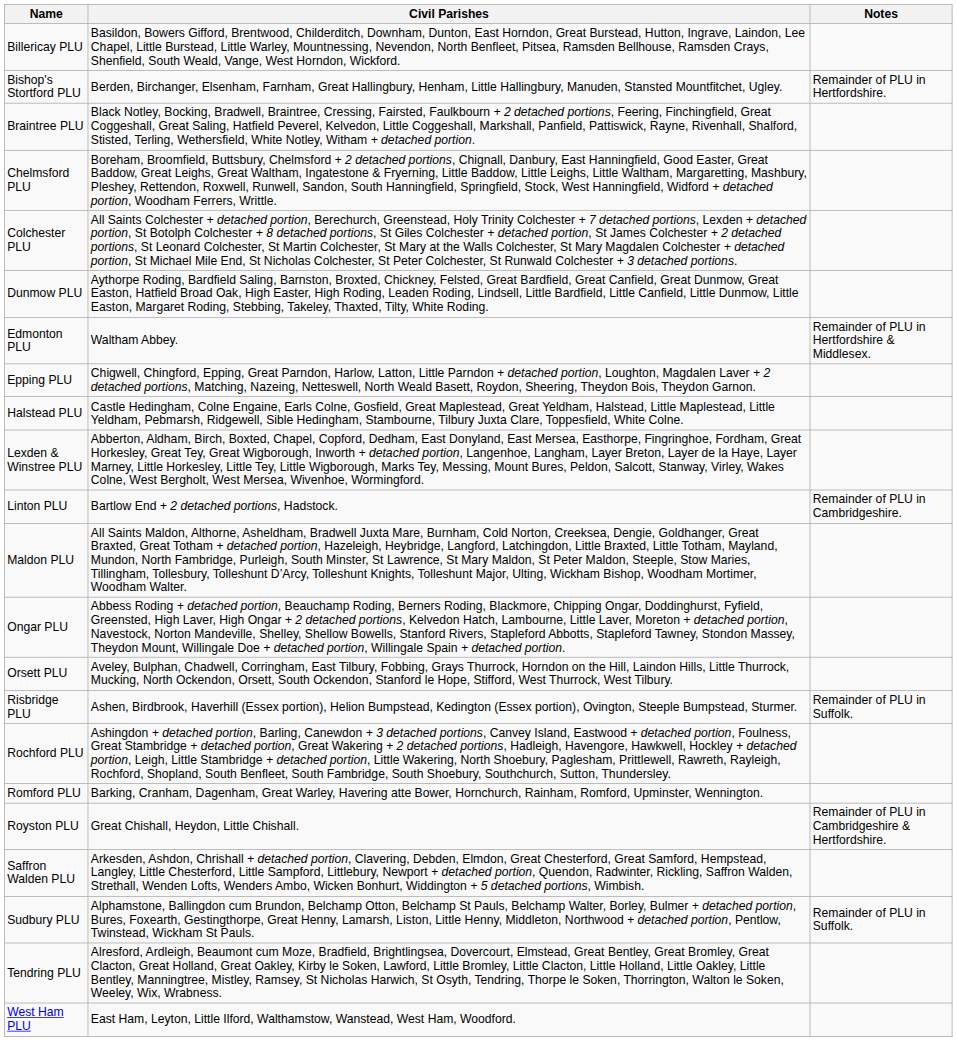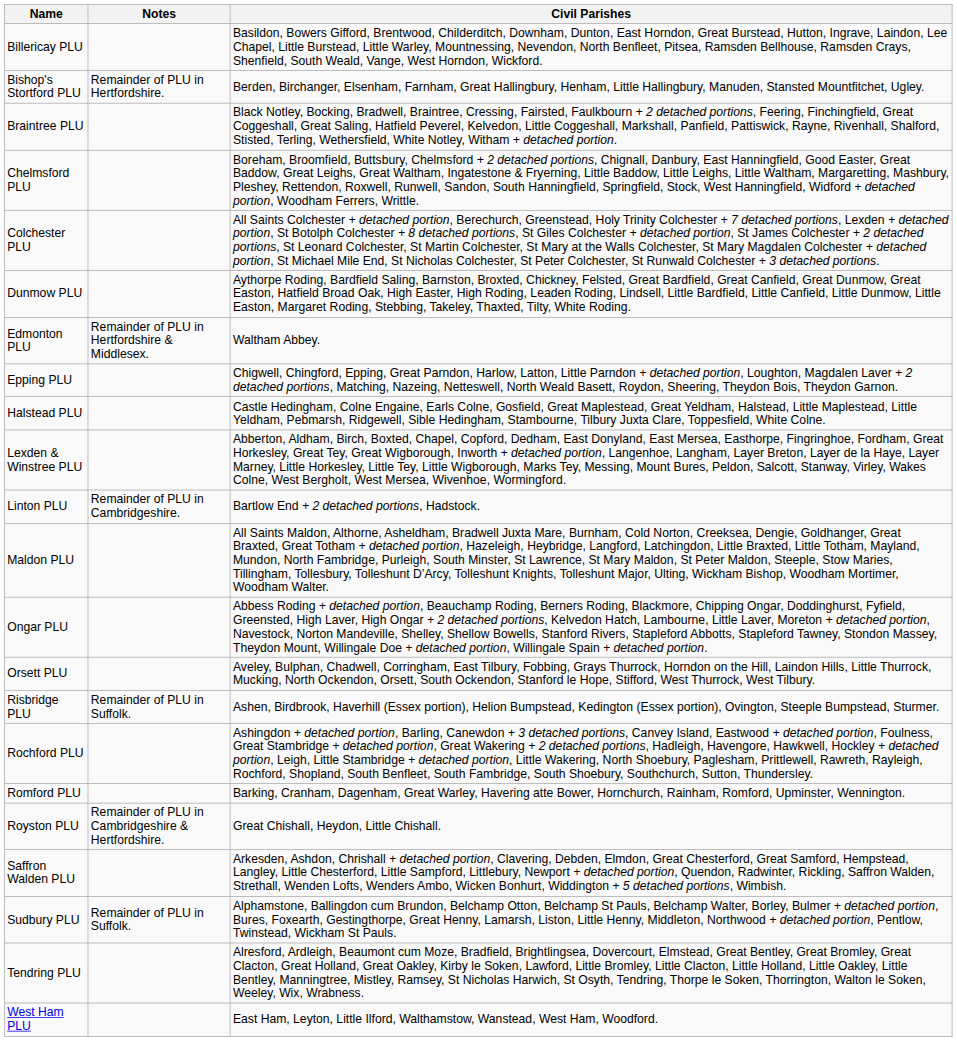columns swapped: (449, 14) <-> (881, 14)
